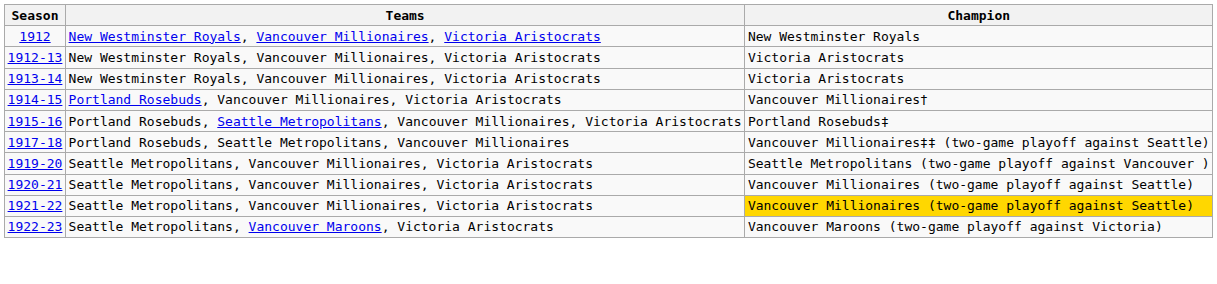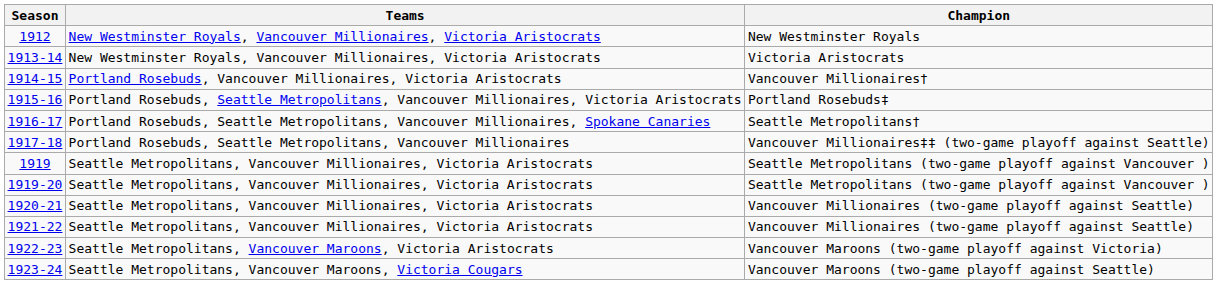- row: (35, 57)
+ row: (35, 121)
+ row: (35, 163)
(971, 206) gold background -> (971, 227) no background
+ row: (35, 269)
